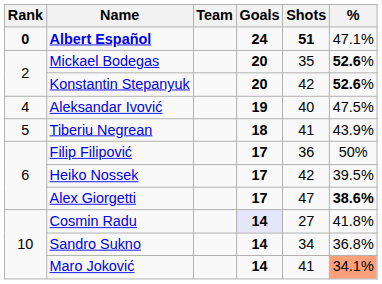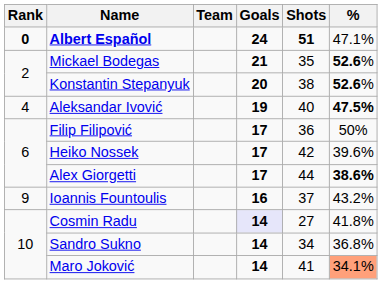(260, 61) 20 -> (260, 61) 21
(306, 84) 42 -> (306, 84) 38
(353, 107) normal -> (353, 107) bold
- row: (101, 130)
(353, 175) 39.5% -> (353, 152) 39.6%
(306, 198) 47 -> (306, 175) 44
+ row: (108, 198)
